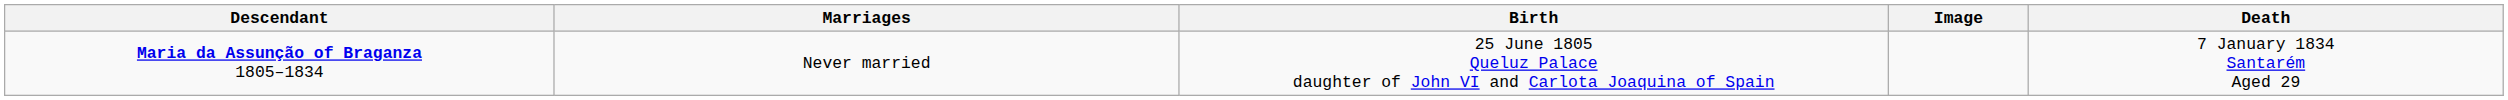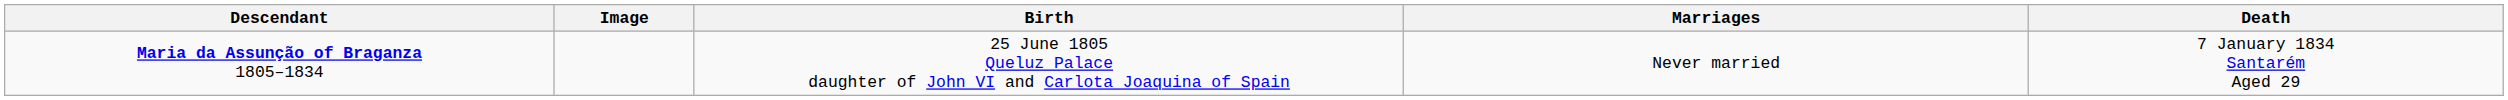columns swapped: (1958, 18) <-> (867, 18)
